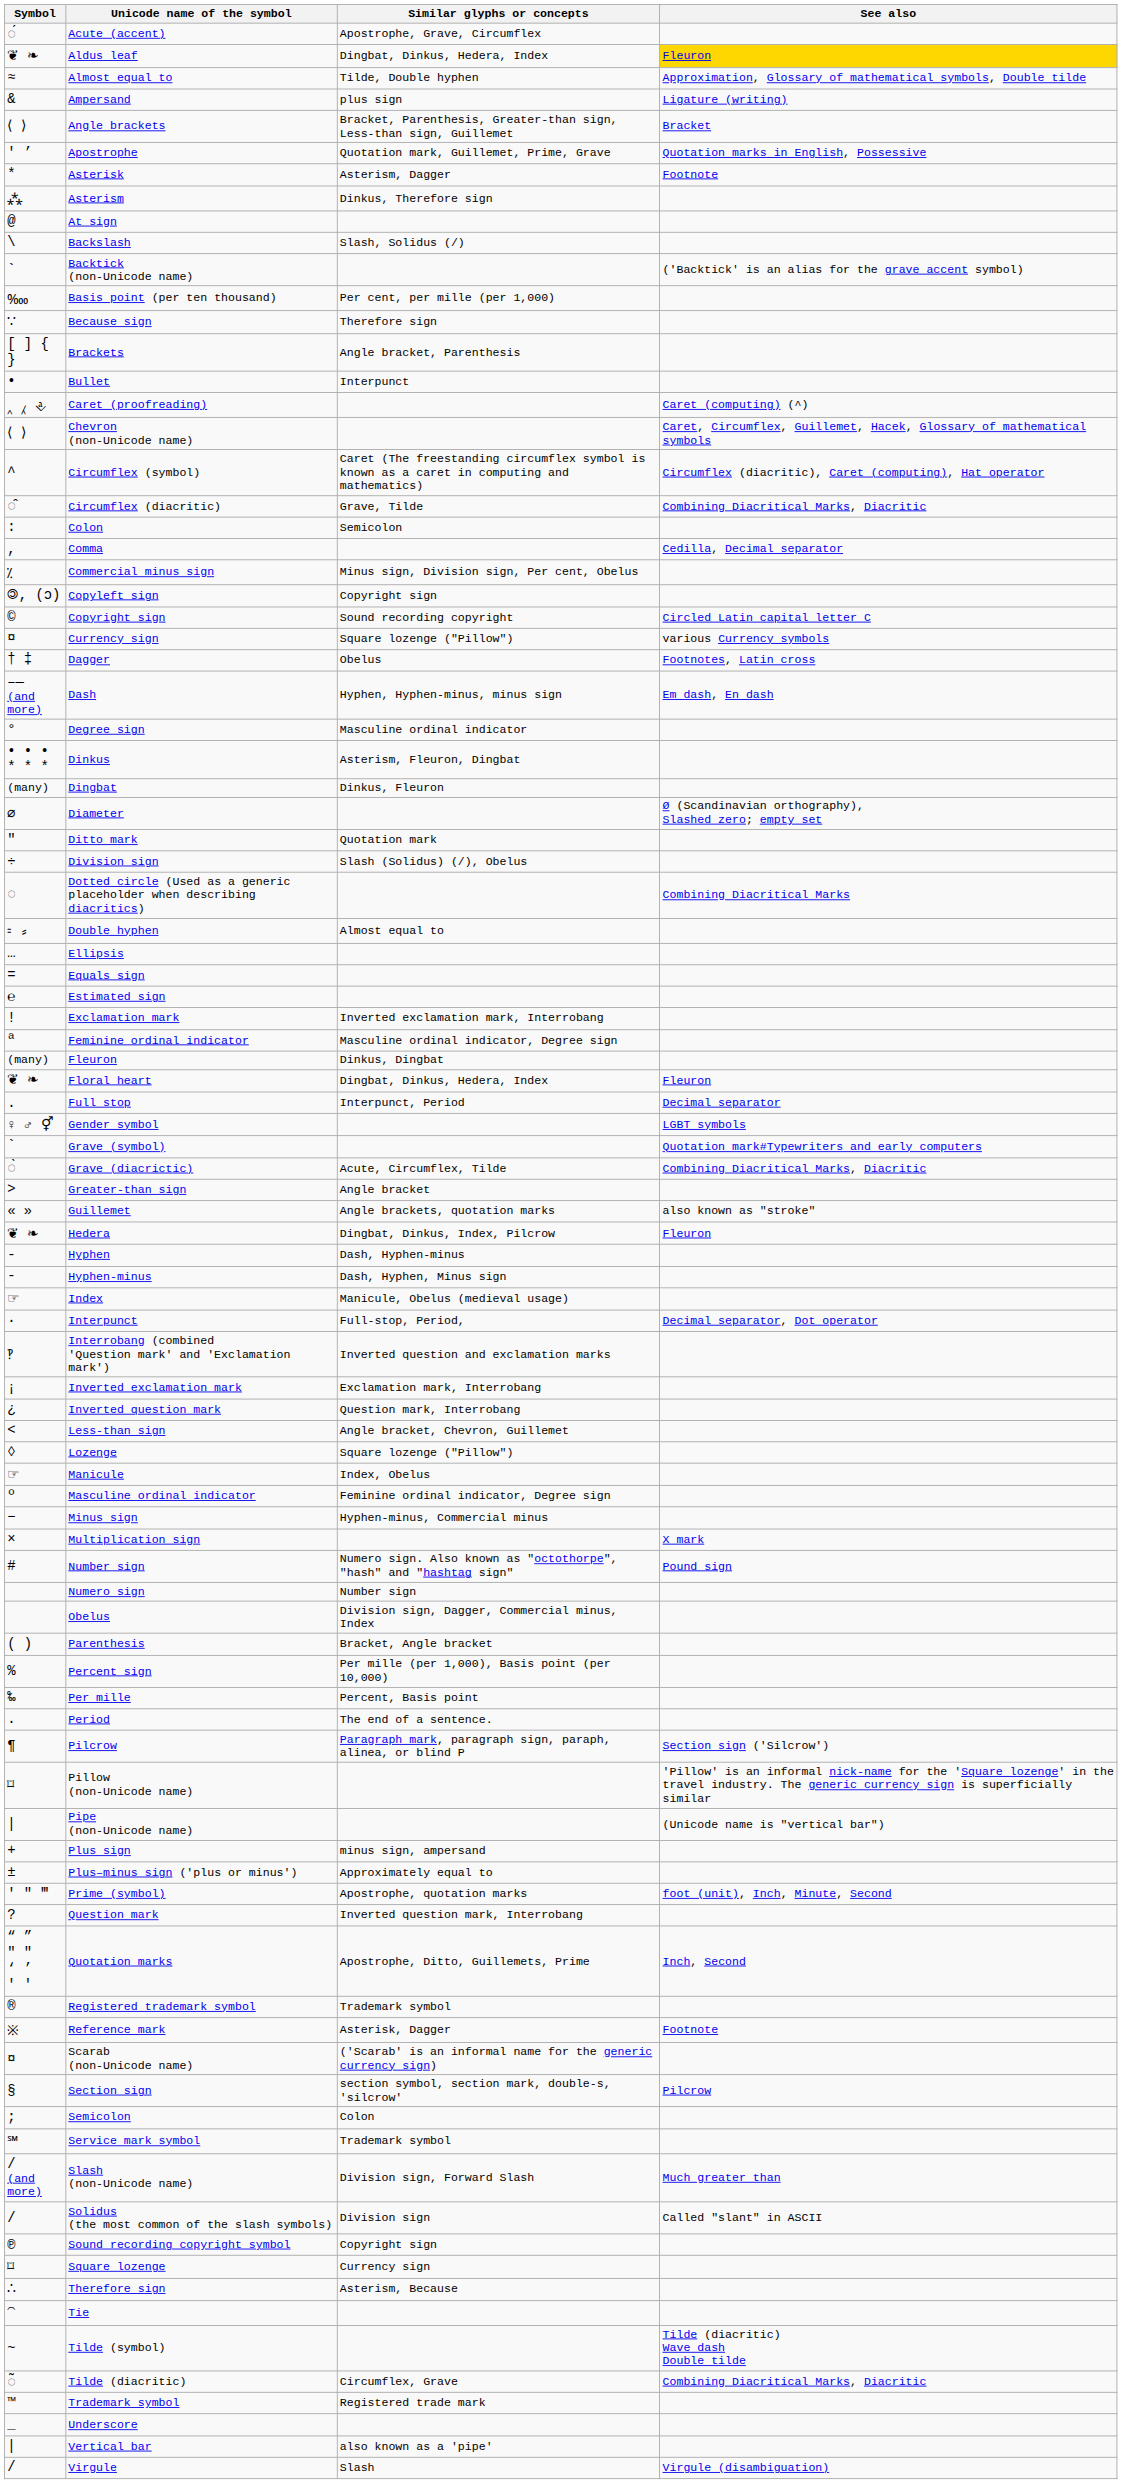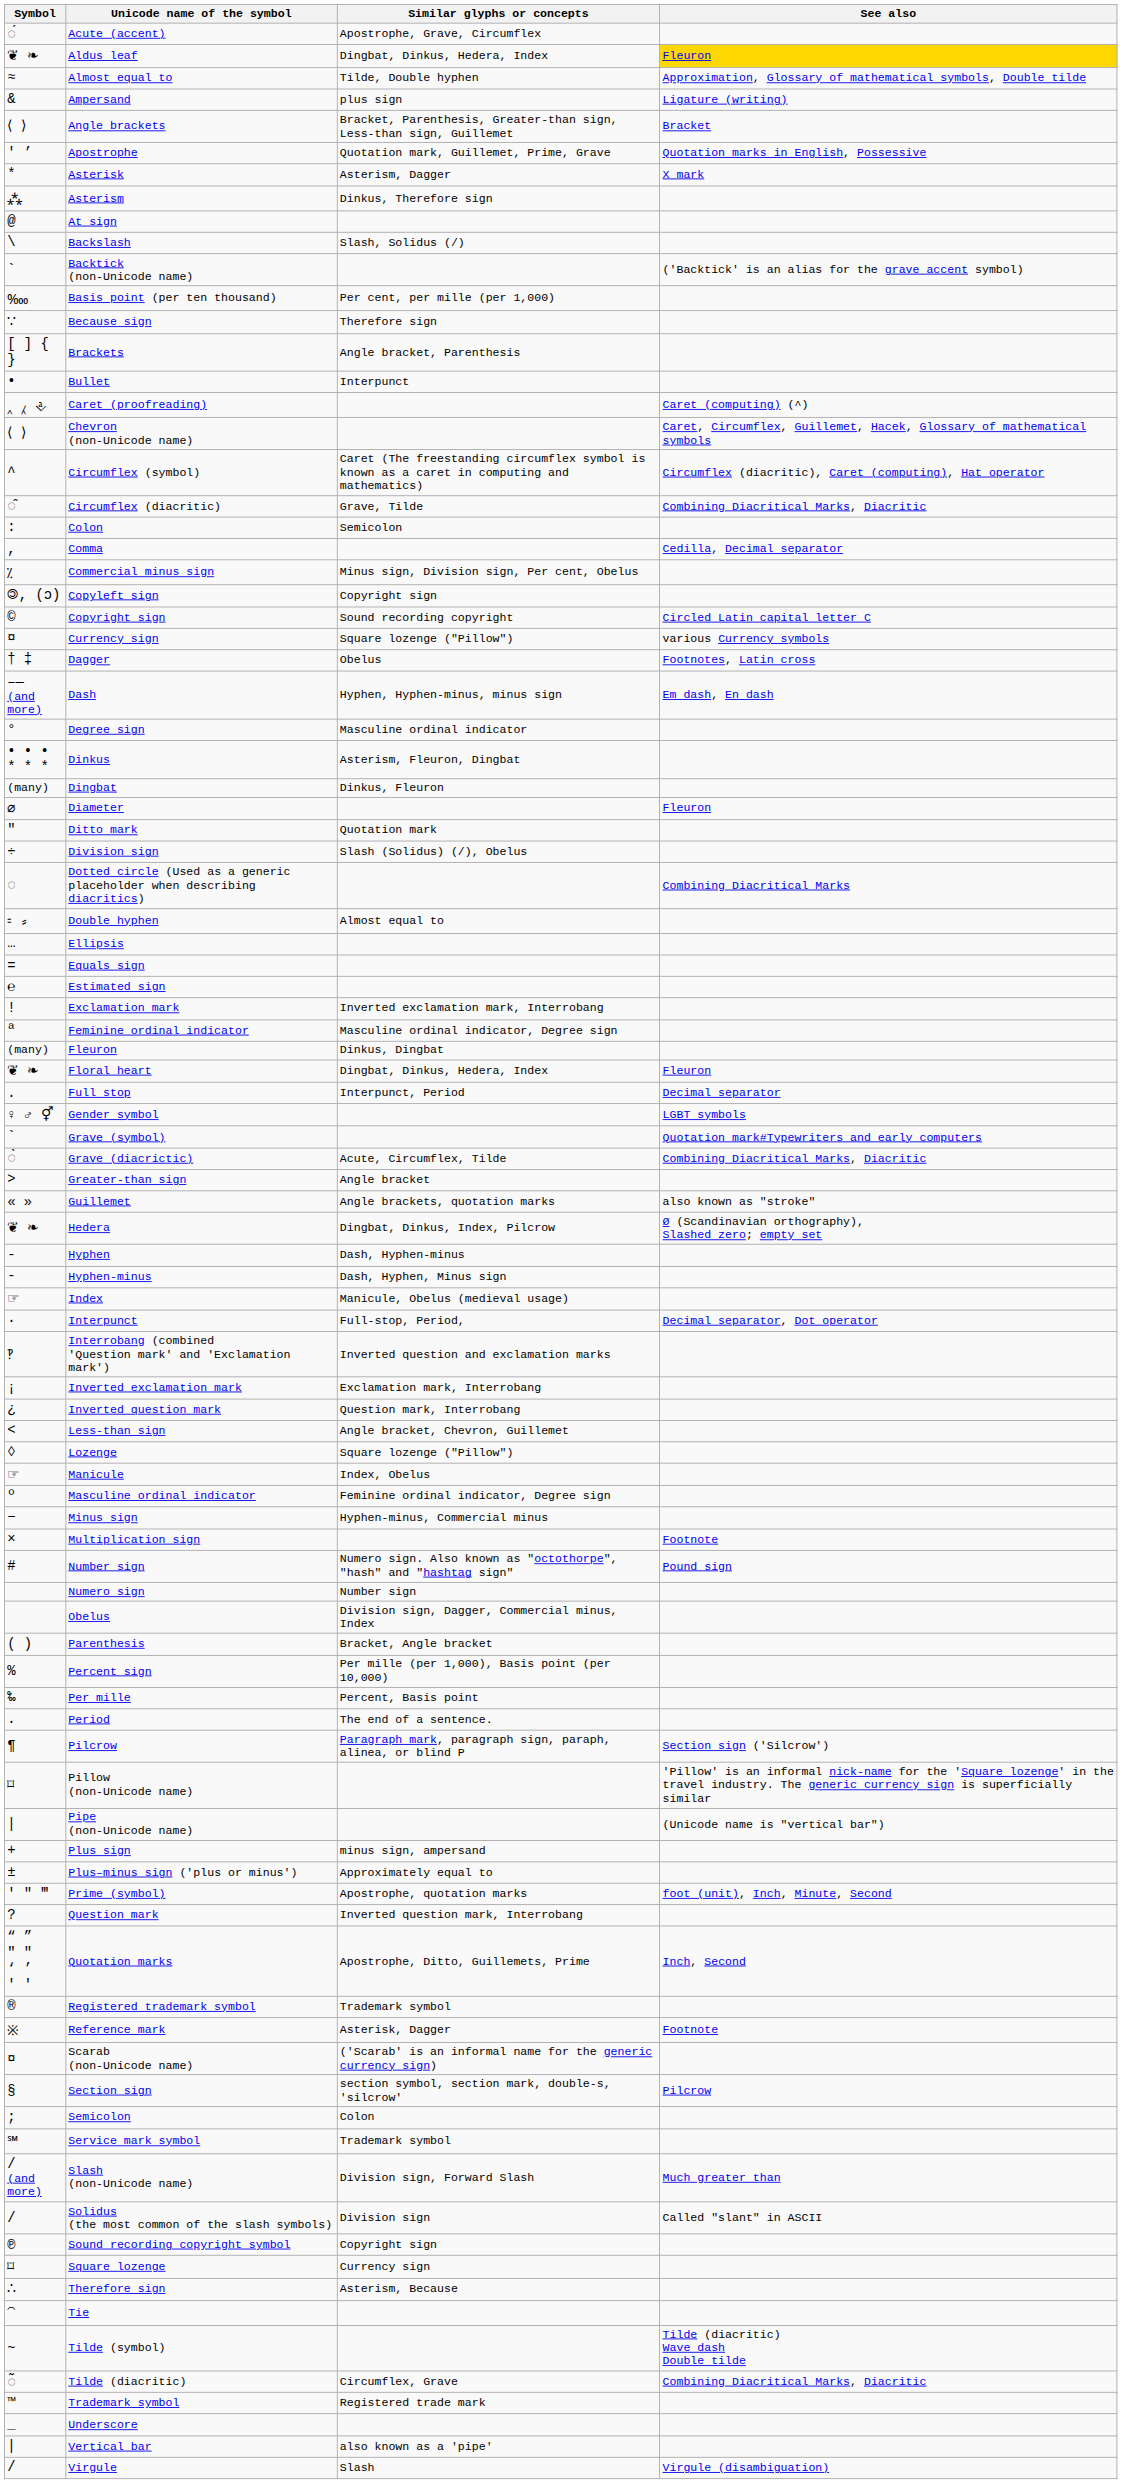(690, 175) Footnote -> (683, 175) X mark
(763, 813) Ø (Scandinavian orthography), Slashed zero; empty set -> (687, 808) Fleuron
(687, 1233) Fleuron -> (763, 1228) Ø (Scandinavian orthography), Slashed zero; empty set
(683, 1539) X mark -> (690, 1539) Footnote
